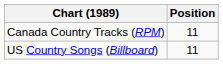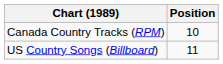(193, 31) 11 -> (193, 31) 10
